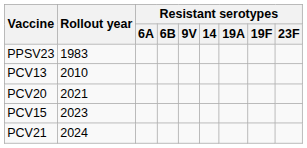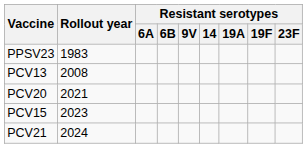(74, 73) 2010 -> (74, 73) 2008
